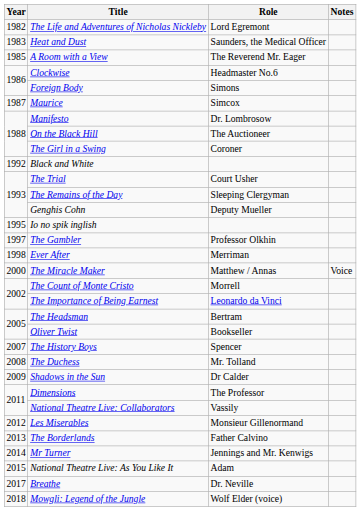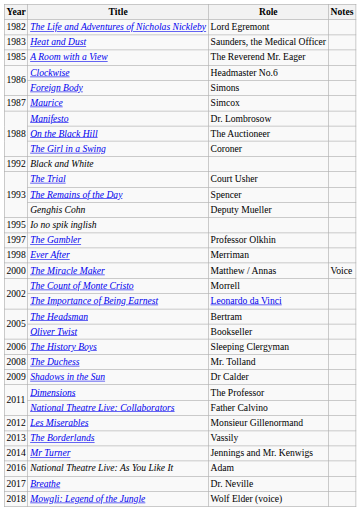(250, 194) Sleeping Clergyman -> (226, 194) Spencer
(16, 347) 2007 -> (16, 347) 2006
(226, 347) Spencer -> (250, 347) Sleeping Clergyman
(224, 407) Vassily -> (239, 407) Father Calvino
(239, 438) Father Calvino -> (224, 438) Vassily
(16, 468) 2015 -> (16, 468) 2016
